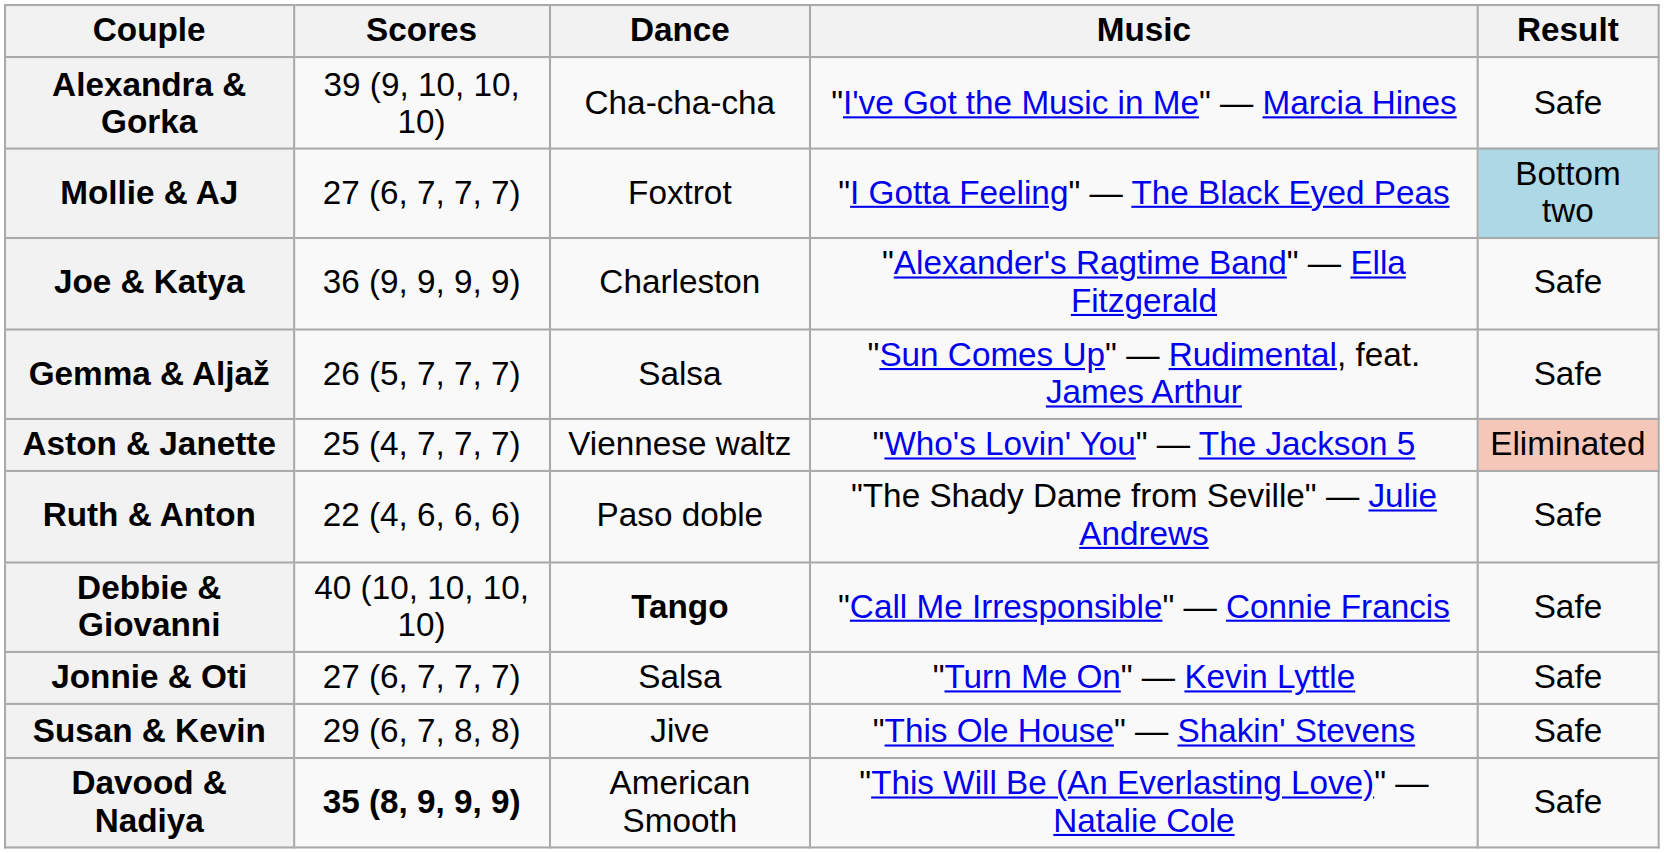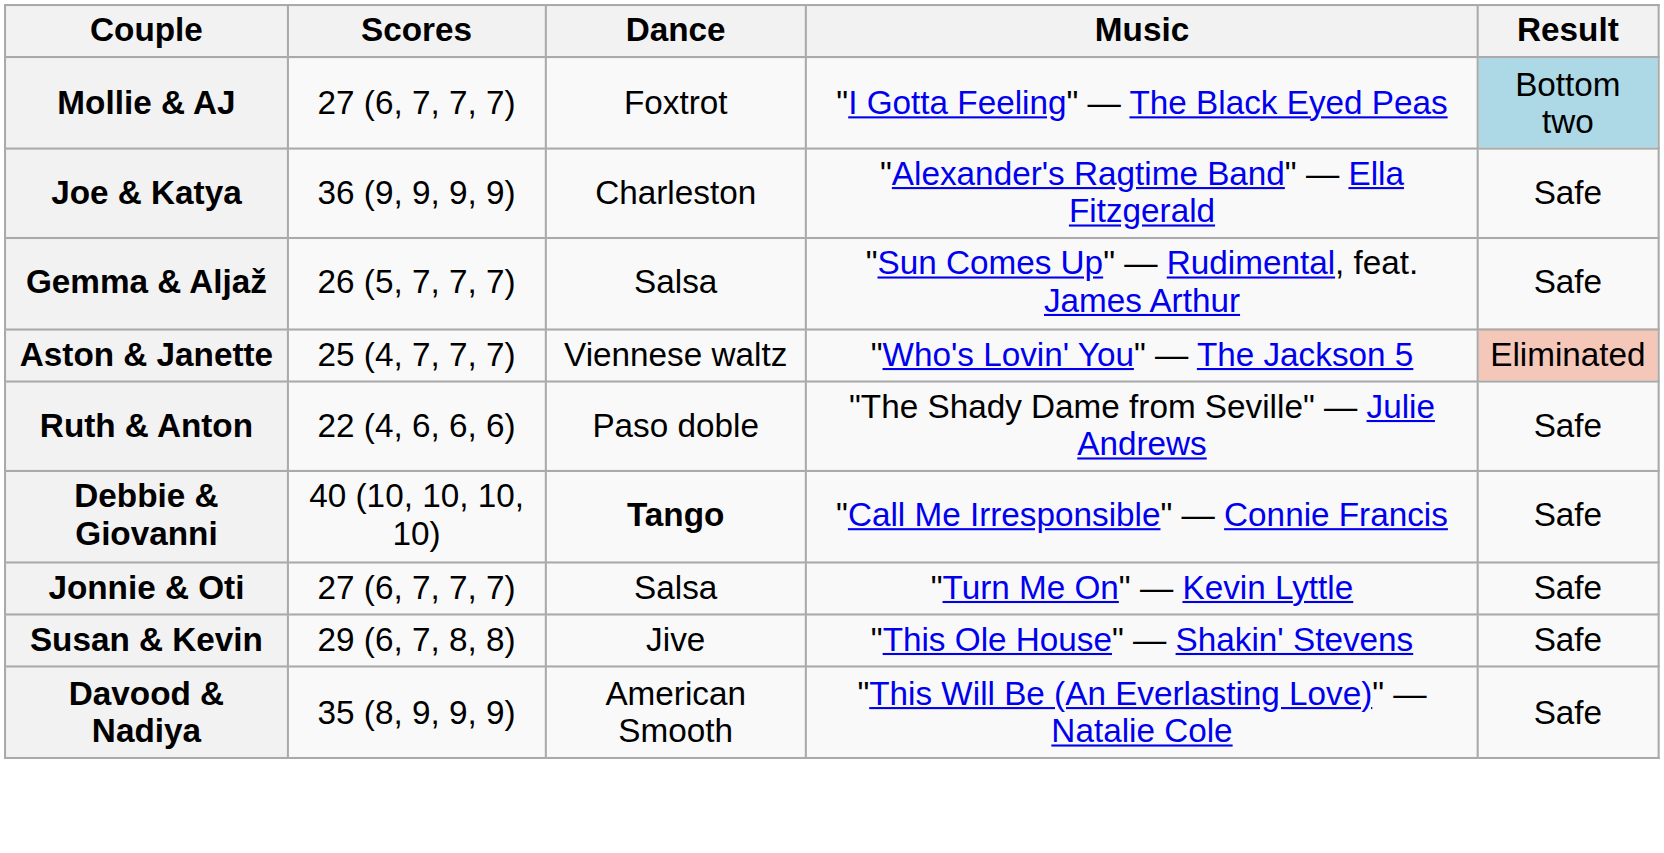- row: (149, 102)
(422, 802) bold -> (417, 711) normal
